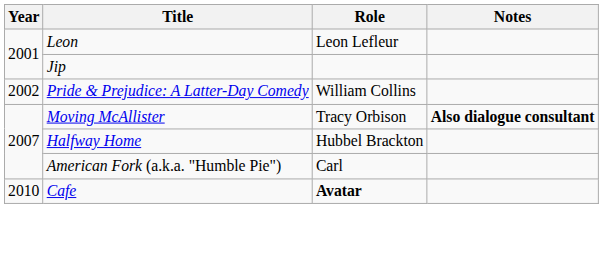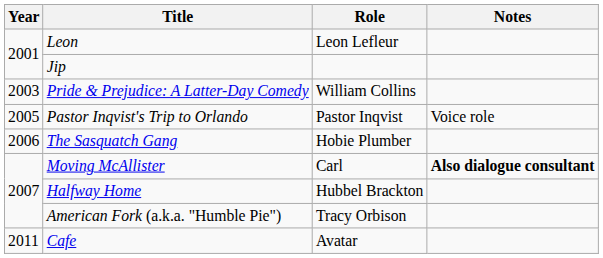(24, 91) 2002 -> (24, 91) 2003
+ row: (147, 116)
+ row: (112, 141)
(361, 116) Tracy Orbison -> (329, 166) Carl
(329, 166) Carl -> (361, 215) Tracy Orbison
(24, 191) 2010 -> (23, 240) 2011
(339, 191) bold -> (337, 240) normal
